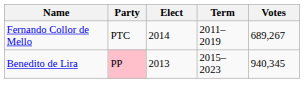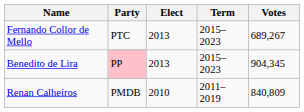(159, 35) 2014 -> (159, 35) 2013
(213, 35) 2011–2019 -> (213, 35) 2015–2023
(268, 64) 940,345 -> (268, 64) 904,345
+ row: (42, 92)
